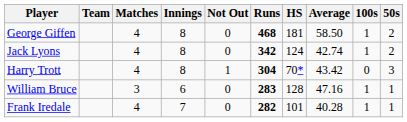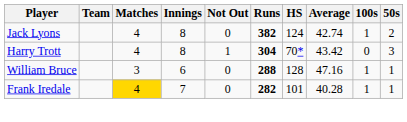- row: (41, 32)
(267, 51) 342 -> (267, 32) 382
(267, 88) 283 -> (267, 70) 288
(137, 107) no background -> (137, 88) gold background
